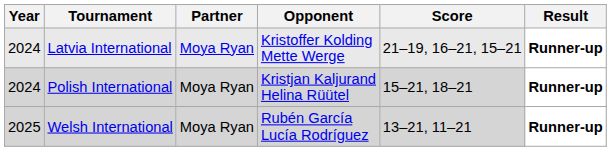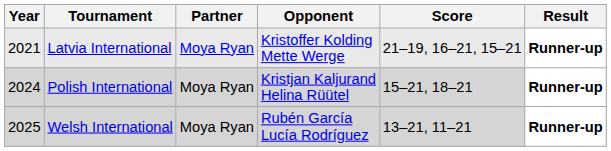(24, 48) 2024 -> (24, 48) 2021
